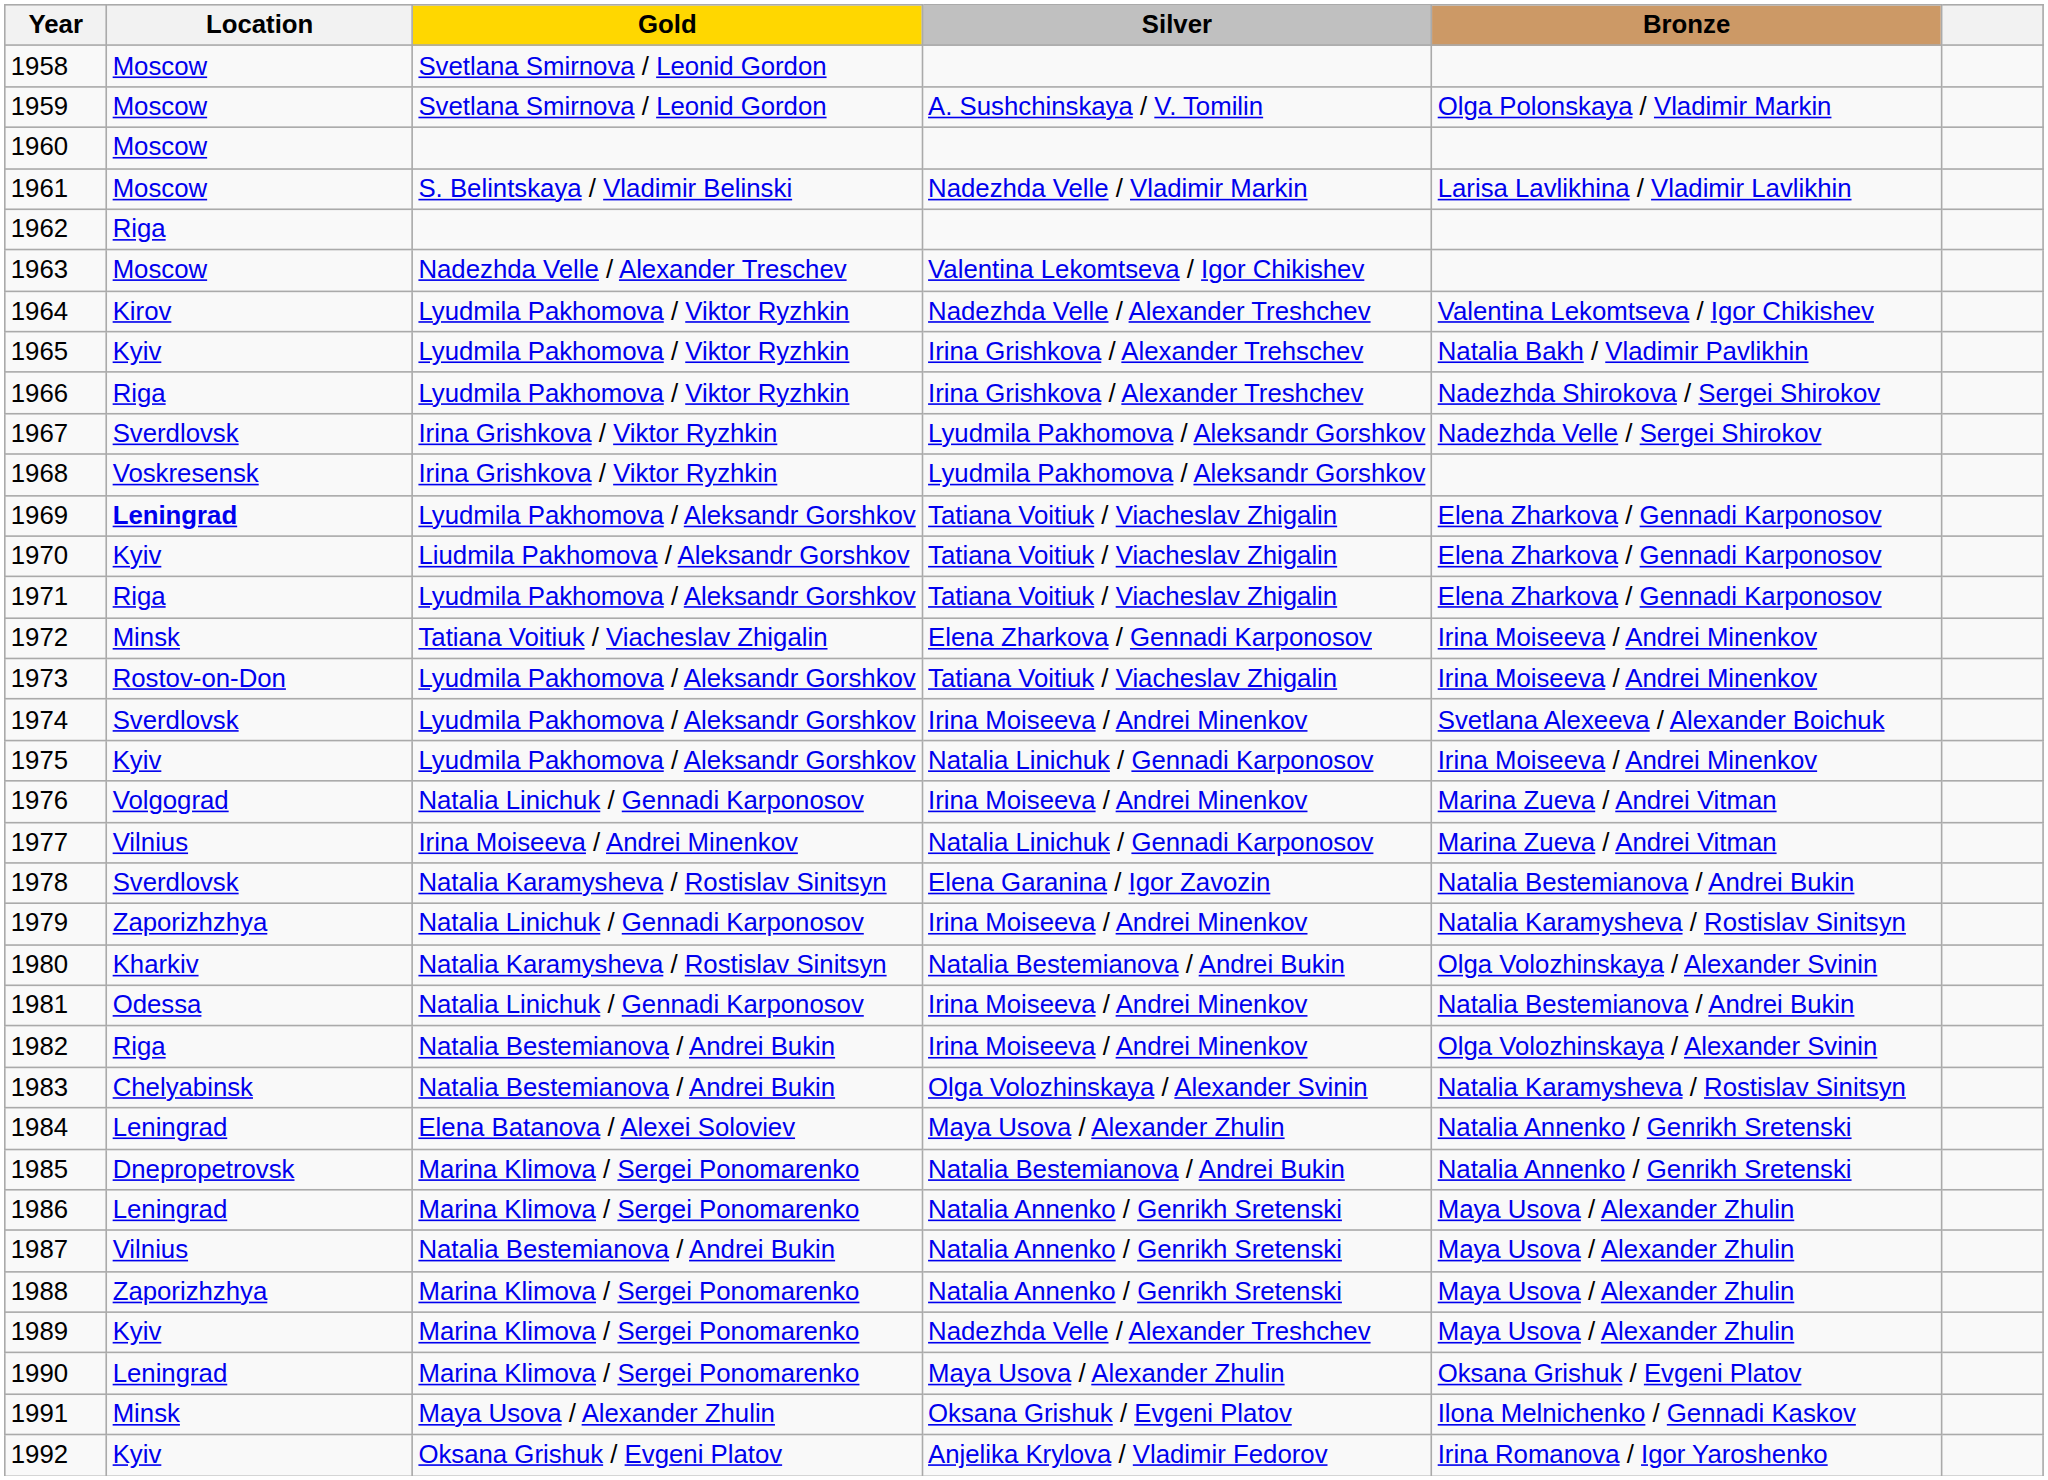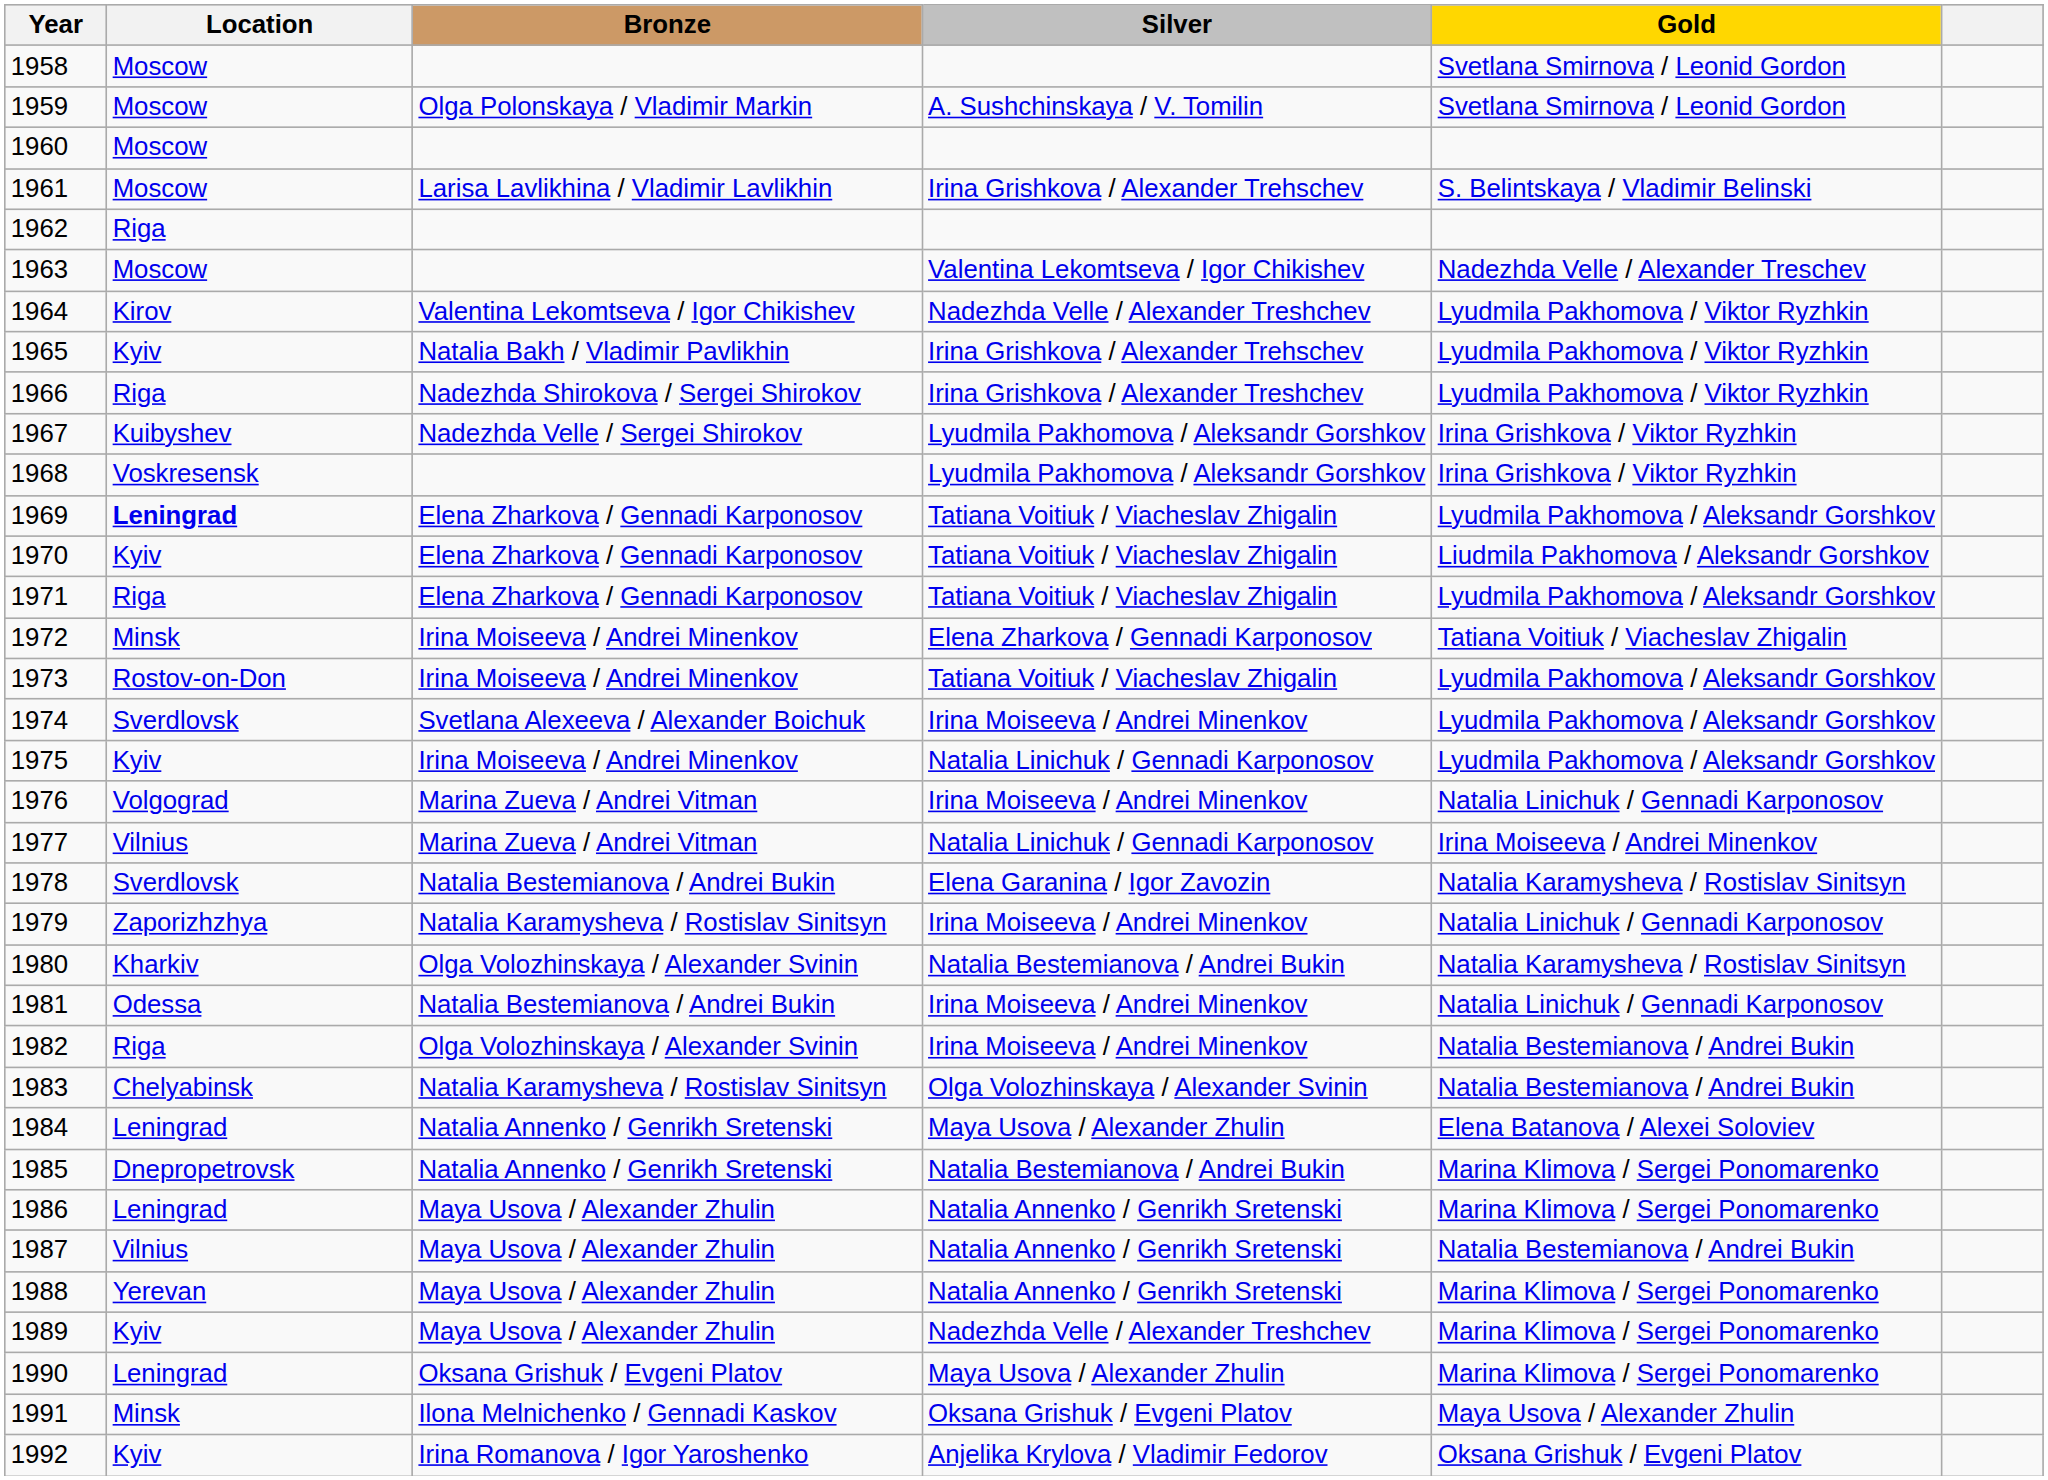columns swapped: (667, 24) <-> (1687, 24)
(1118, 188) Nadezhda Velle / Vladimir Markin -> (1146, 188) Irina Grishkova / Alexander Trehschev
(176, 433) Sverdlovsk -> (172, 433) Kuibyshev
(190, 1291) Zaporizhzhya -> (159, 1291) Yerevan
